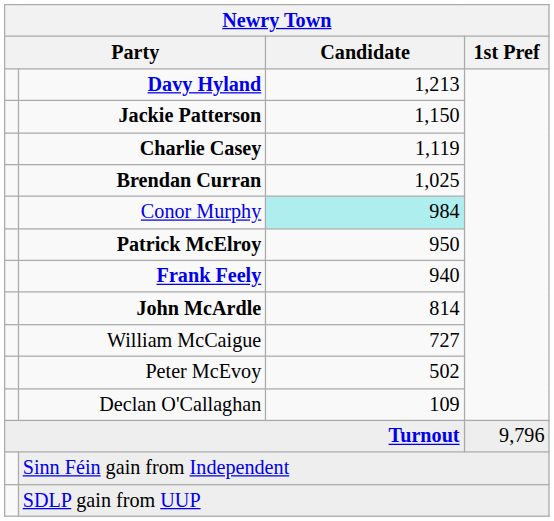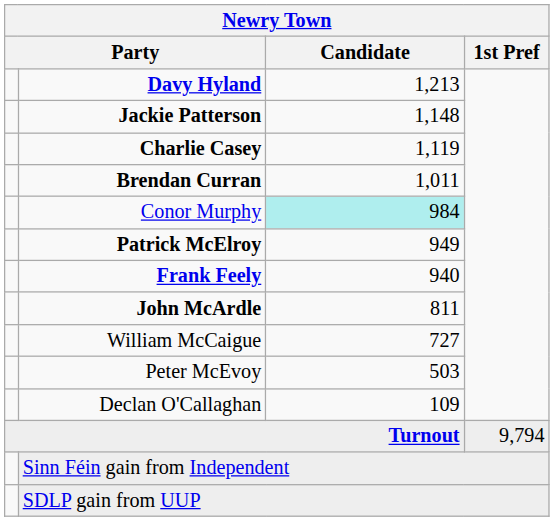(437, 116) 1,150 -> (437, 116) 1,148
(437, 180) 1,025 -> (437, 180) 1,011
(444, 244) 950 -> (444, 244) 949
(444, 308) 814 -> (445, 308) 811
(444, 372) 502 -> (444, 372) 503
(522, 436) 9,796 -> (522, 436) 9,794
